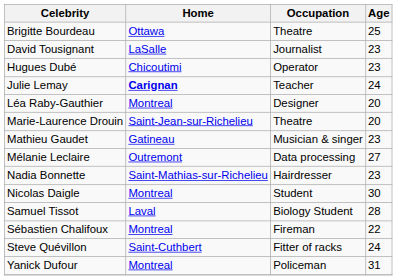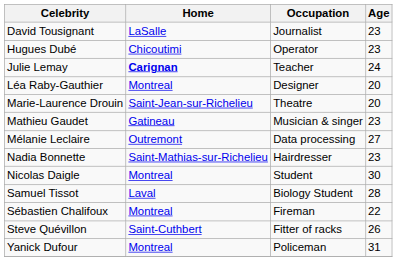- row: (51, 31)
(374, 247) 24 -> (374, 229) 26
